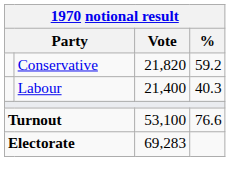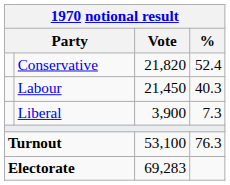(208, 64) 59.2 -> (208, 64) 52.4
(165, 88) 21,400 -> (165, 88) 21,450
+ row: (40, 112)
(208, 119) 76.6 -> (208, 144) 76.3
